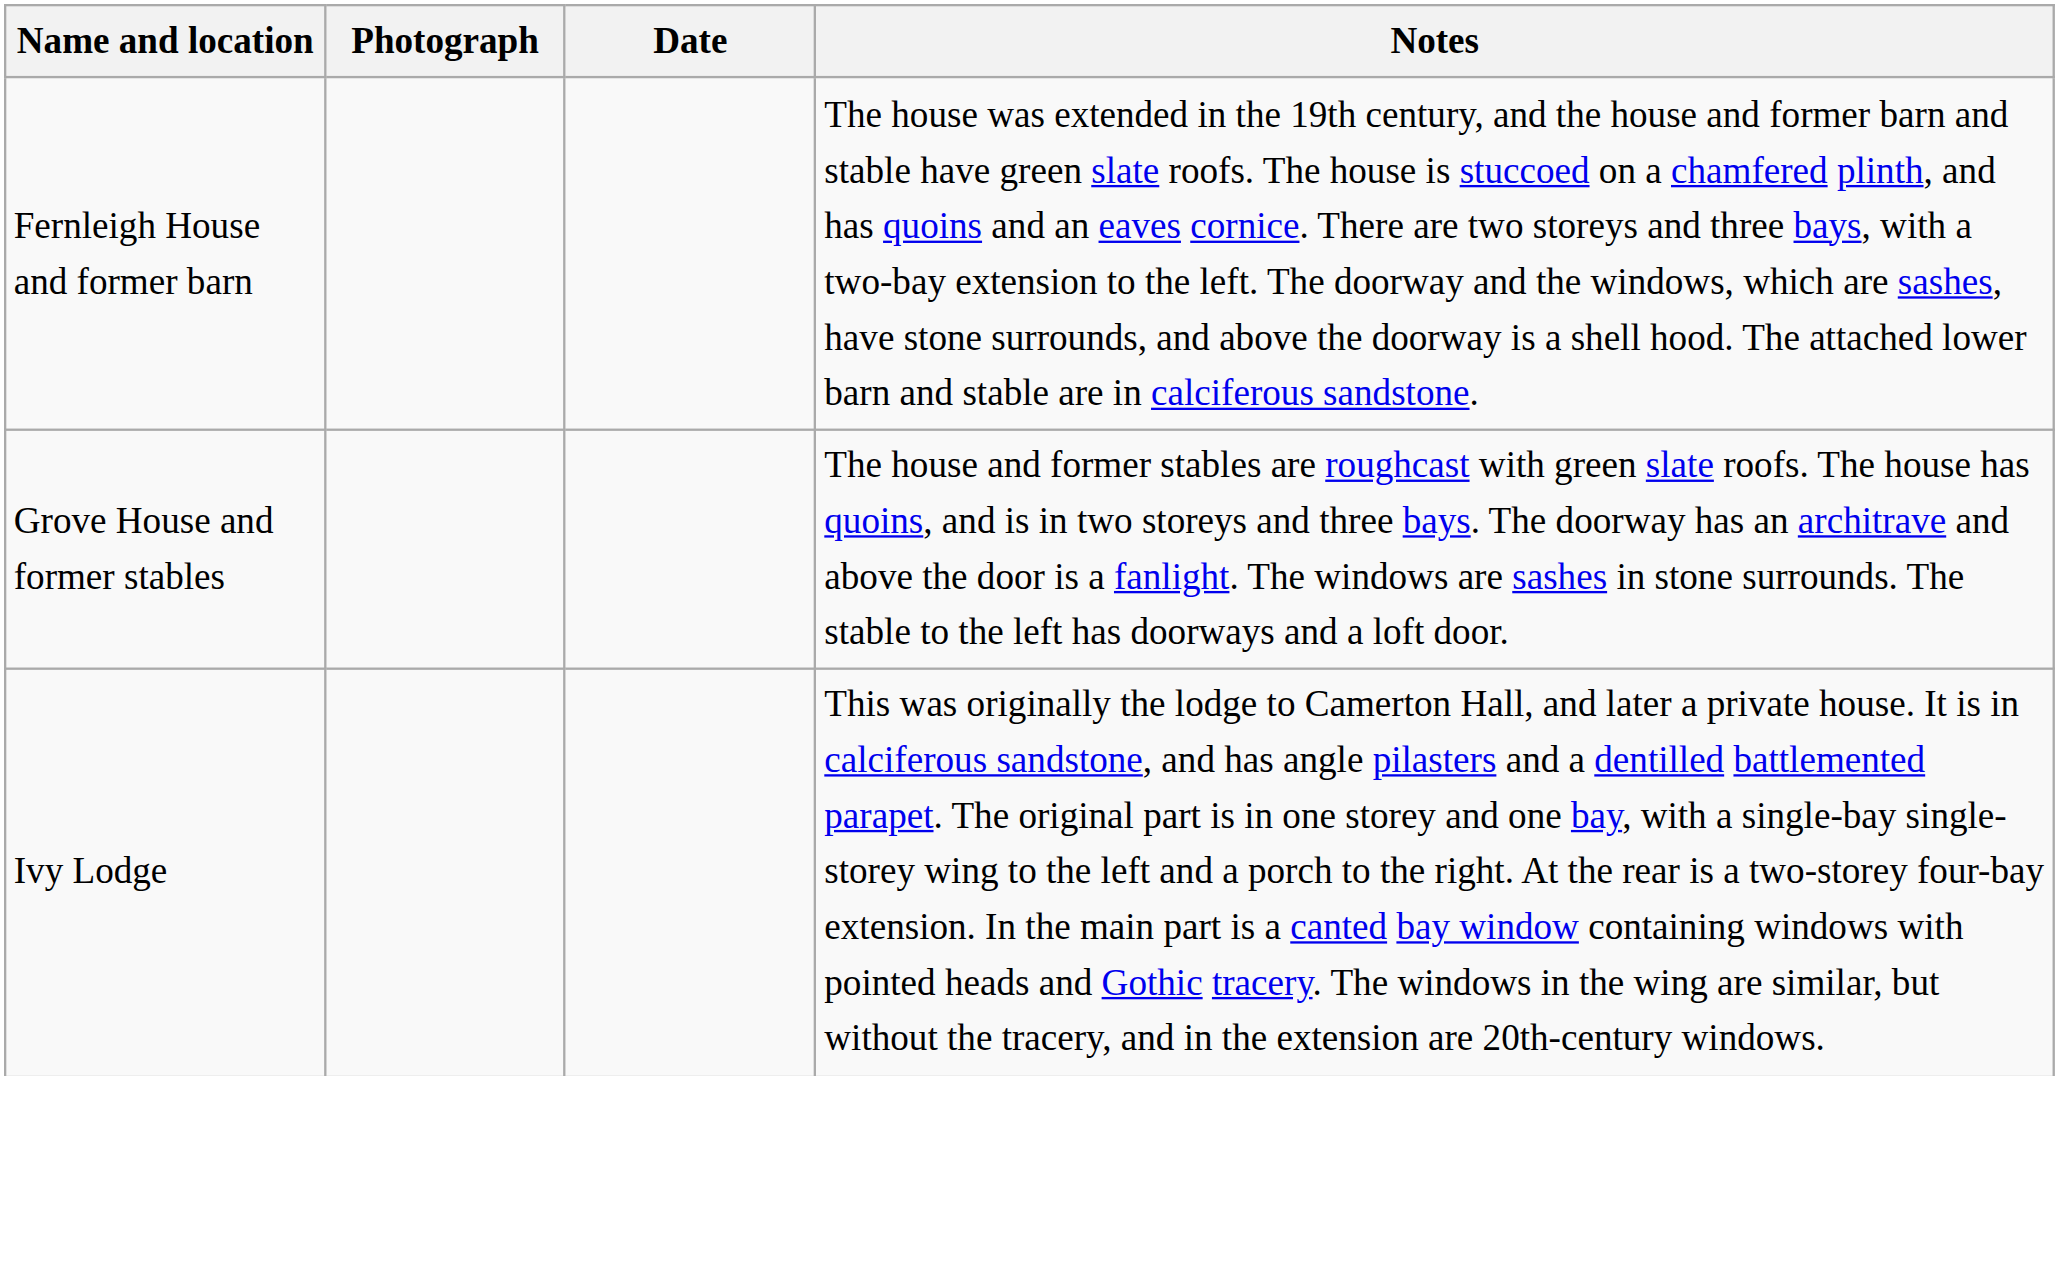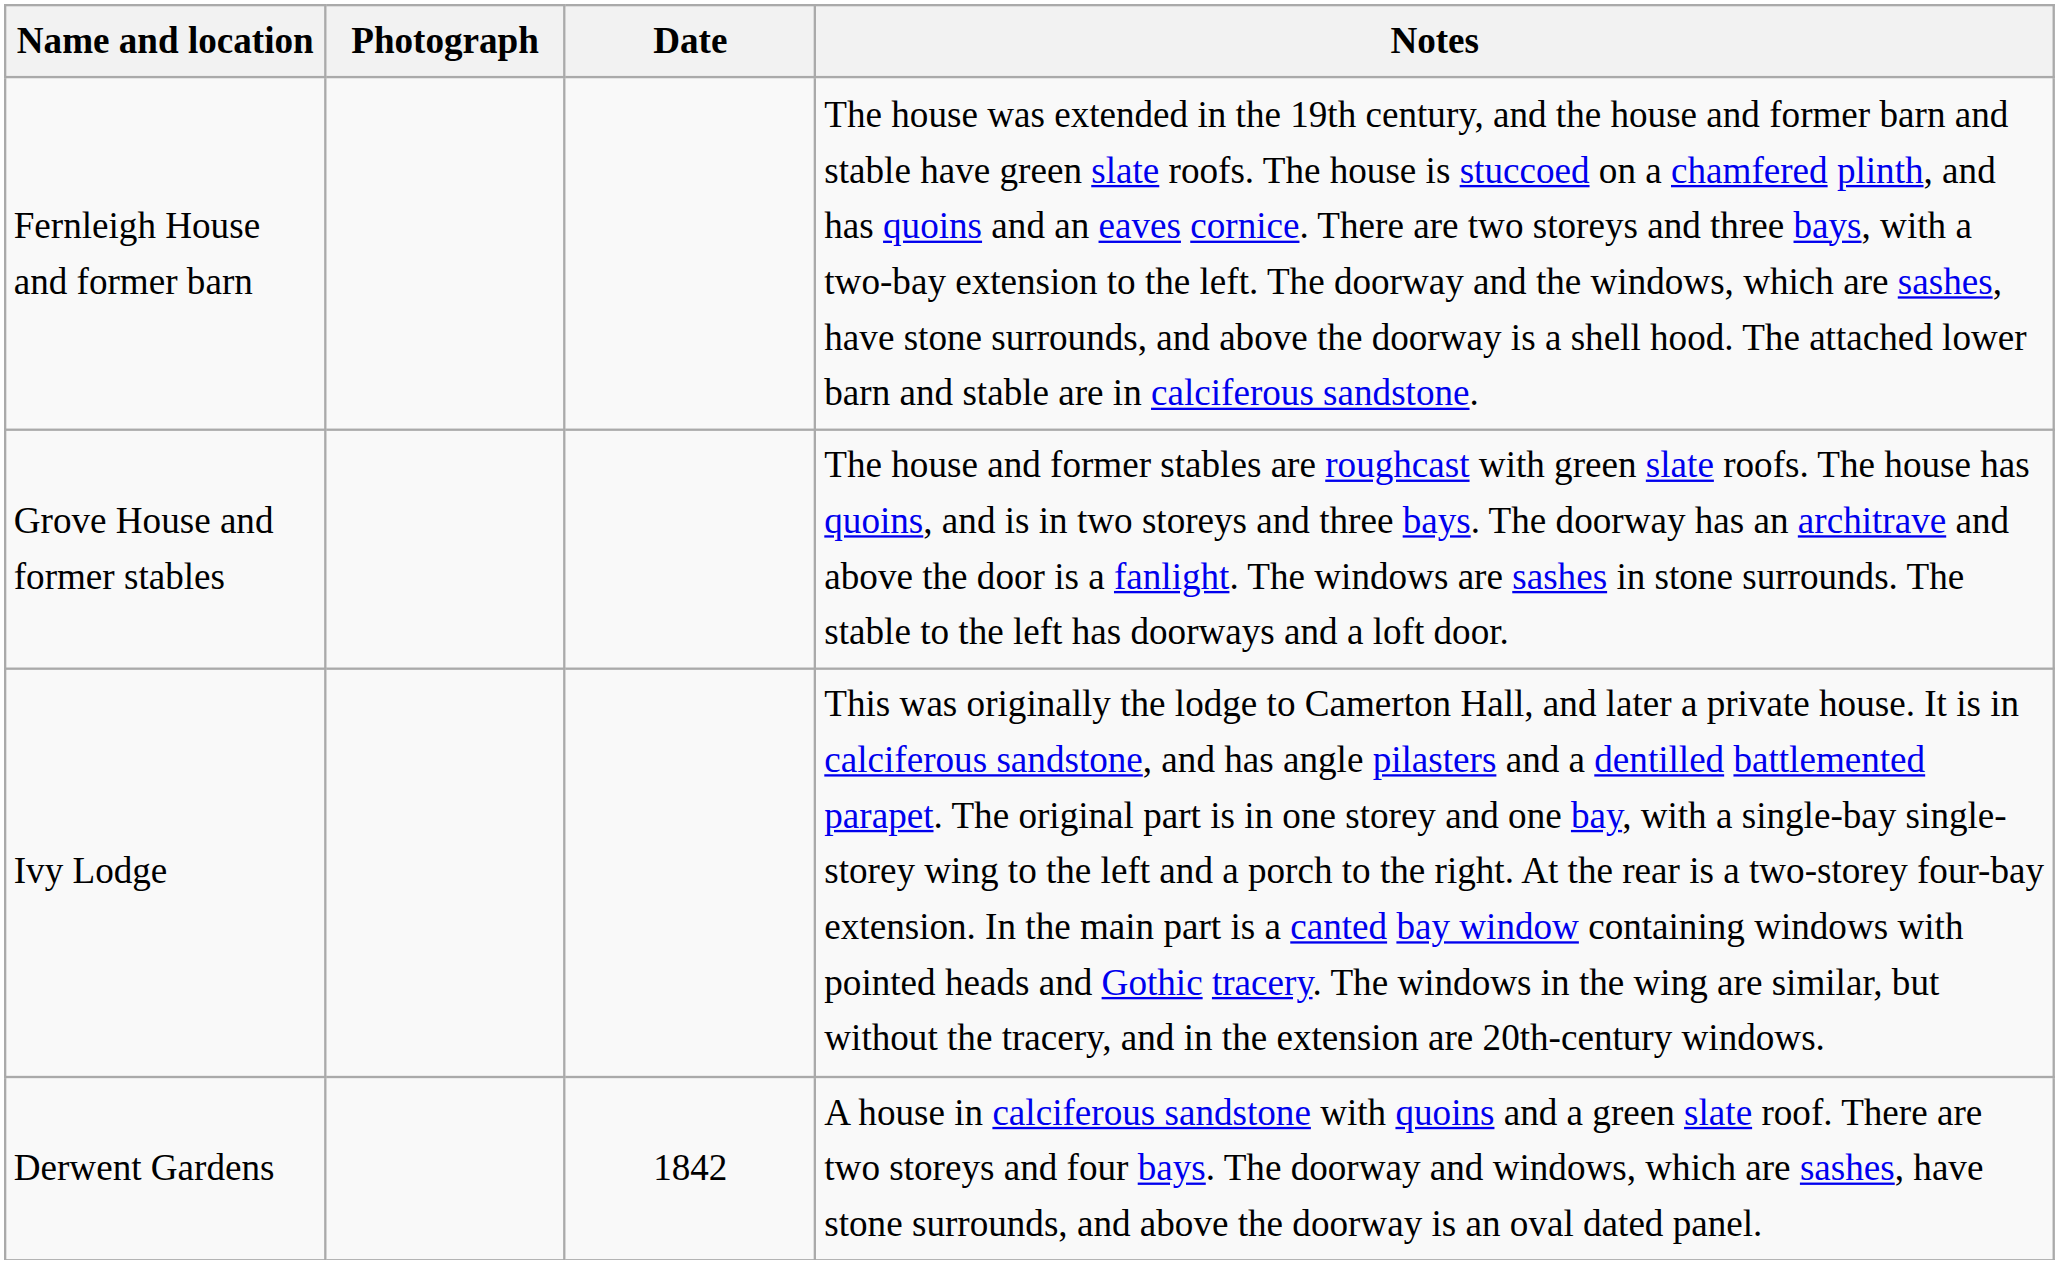+ row: (144, 1167)
